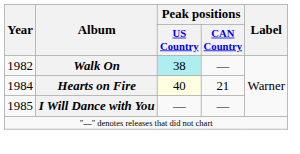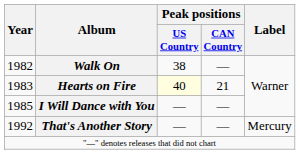(179, 65) paleturquoise background -> (179, 65) no background
(20, 85) 1984 -> (20, 85) 1983
+ row: (97, 126)
